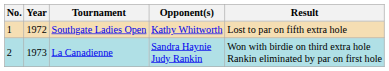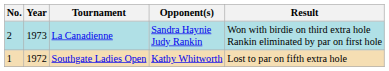rows swapped: (99, 29) <-> (82, 52)
